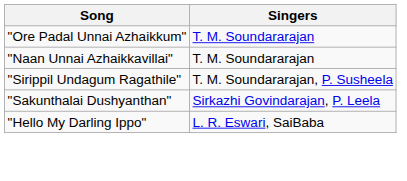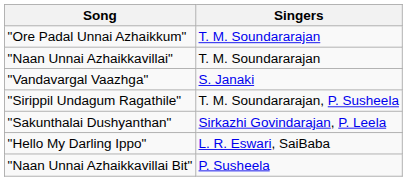+ row: (78, 80)
+ row: (100, 165)
